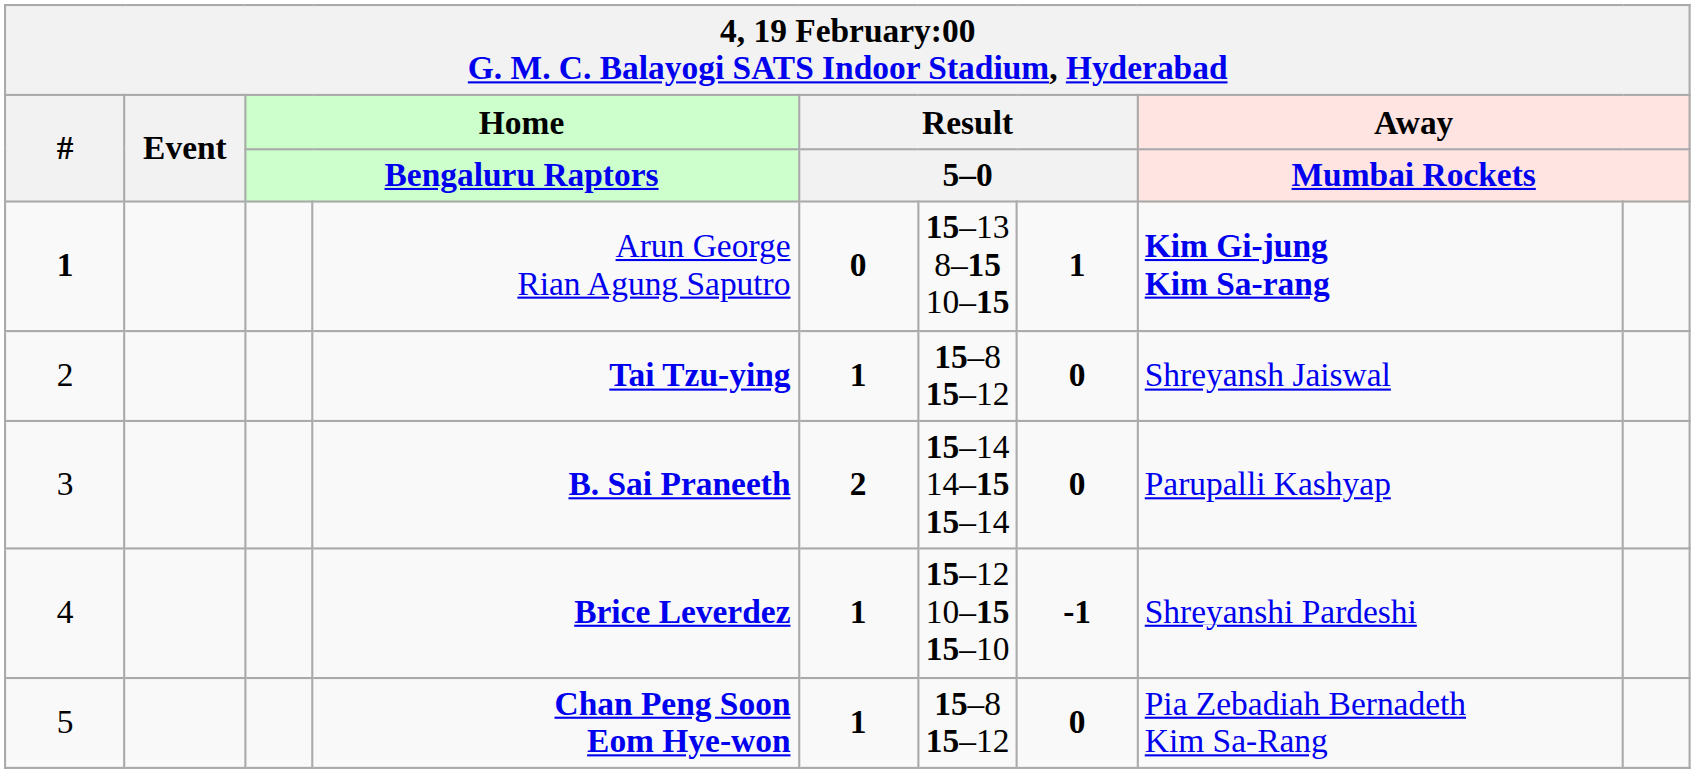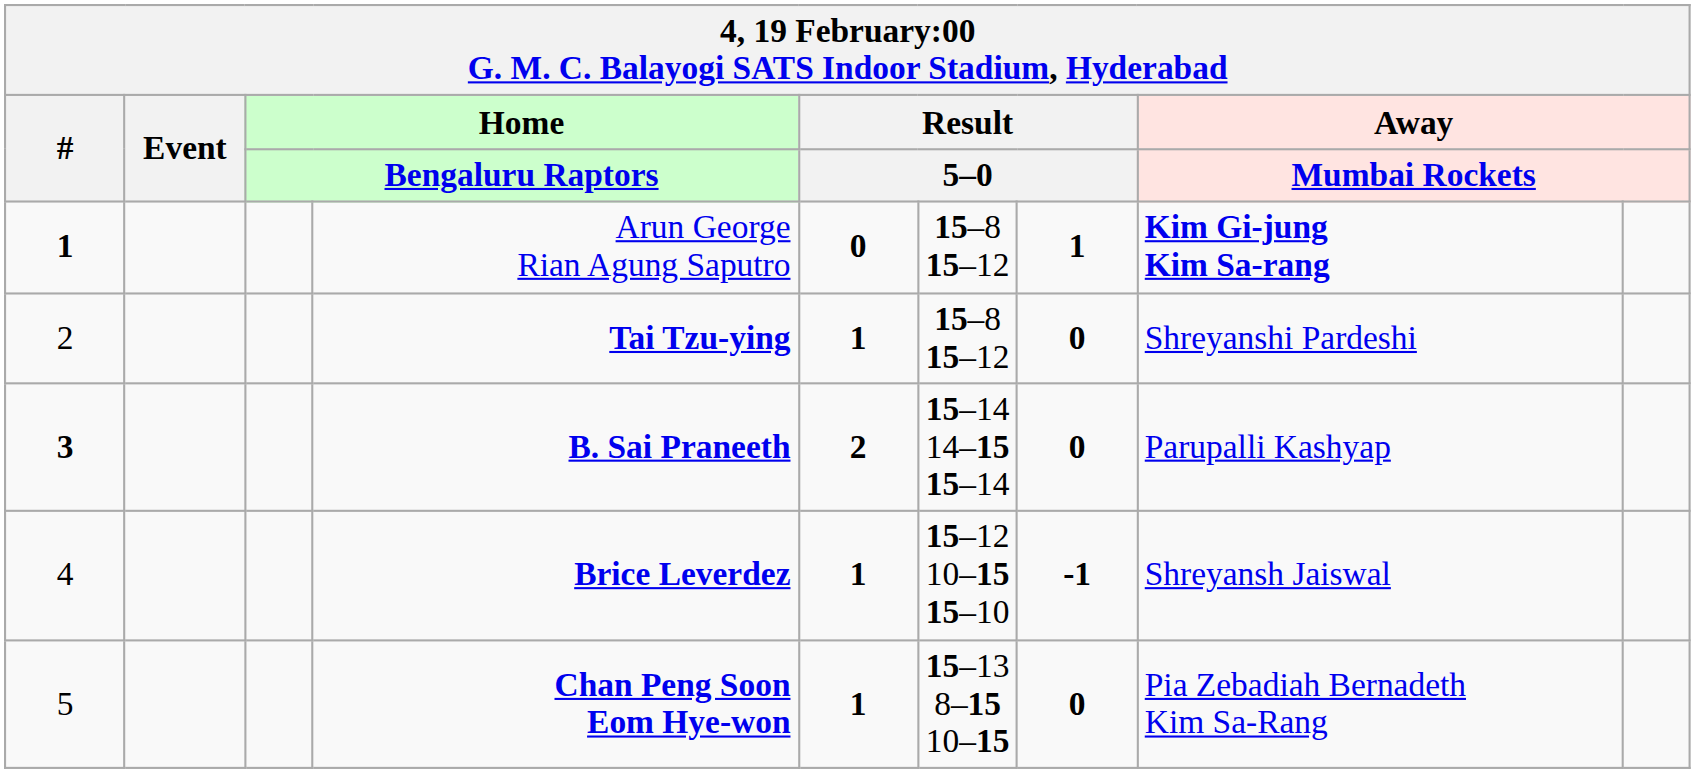(968, 265) 15–13 8–15 10–15 -> (968, 246) 15–8 15–12
(1268, 374) Shreyansh Jaiswal -> (1281, 337) Shreyanshi Pardeshi
(65, 484) normal -> (65, 446) bold
(1281, 612) Shreyanshi Pardeshi -> (1268, 574) Shreyansh Jaiswal
(968, 722) 15–8 15–12 -> (968, 703) 15–13 8–15 10–15
